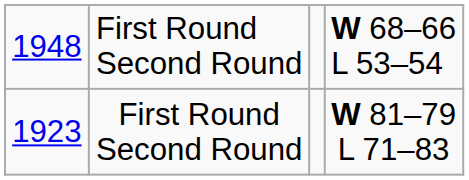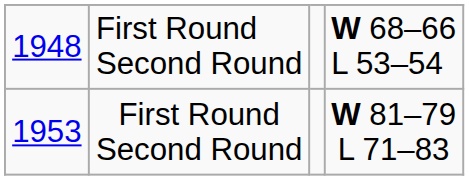(47, 131) 1923 -> (47, 131) 1953
